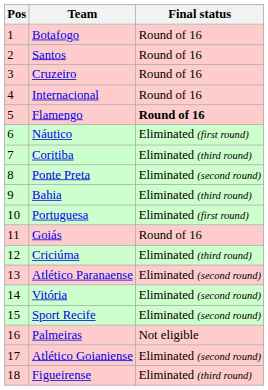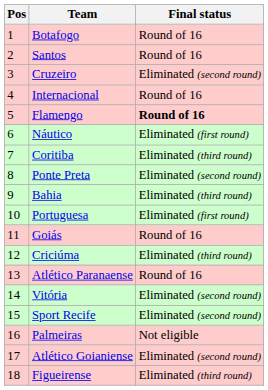(170, 74) Round of 16 -> (200, 74) Eliminated (second round)
(200, 275) Eliminated (second round) -> (170, 275) Round of 16
